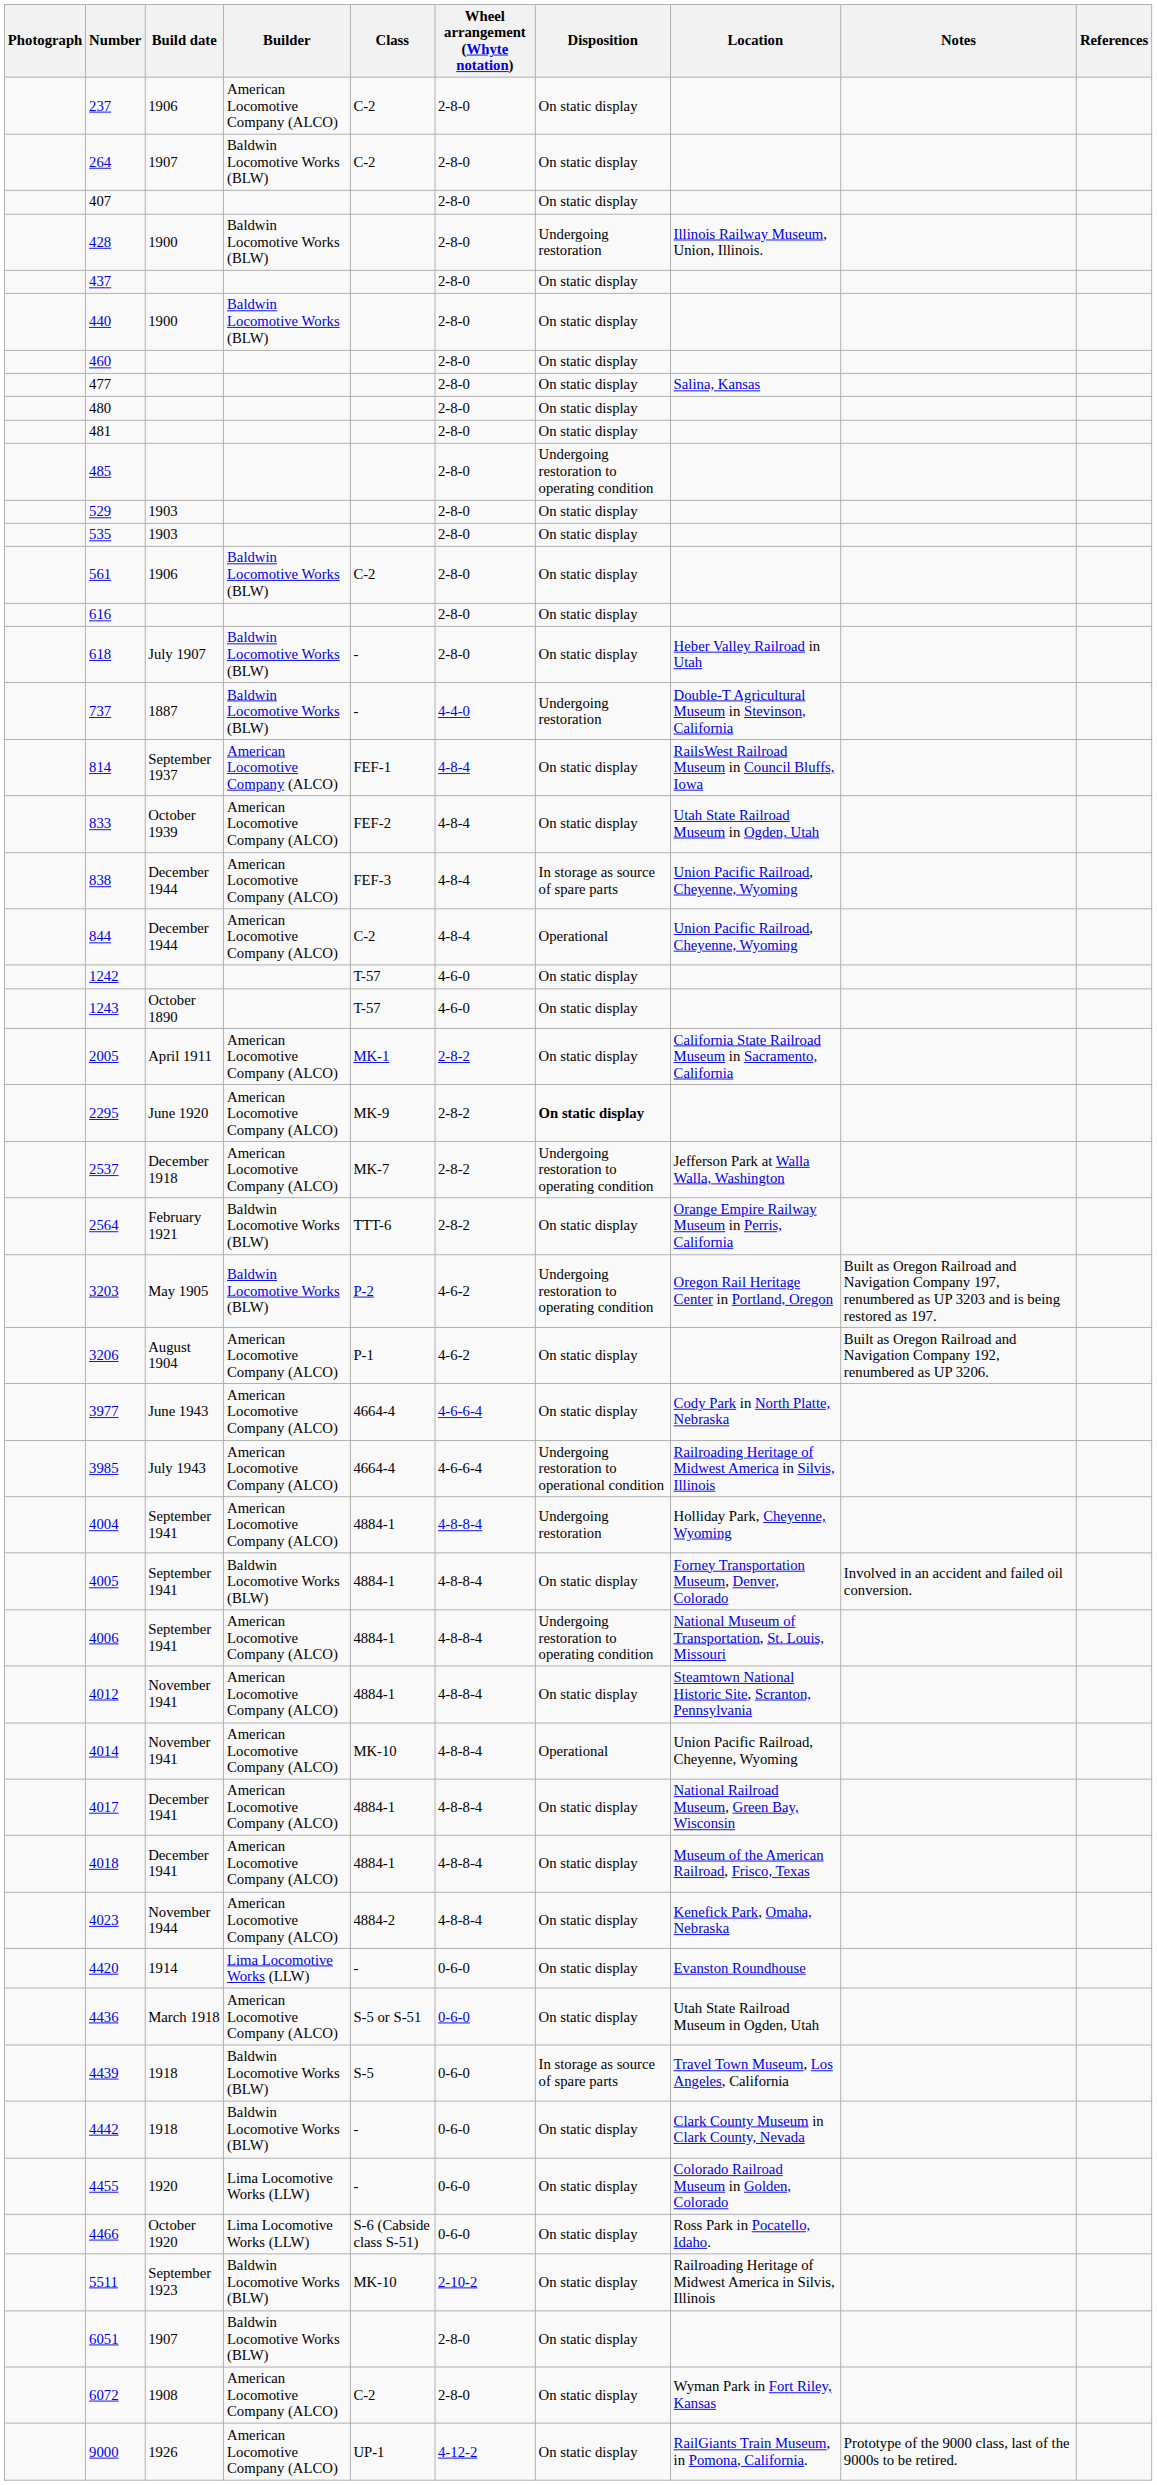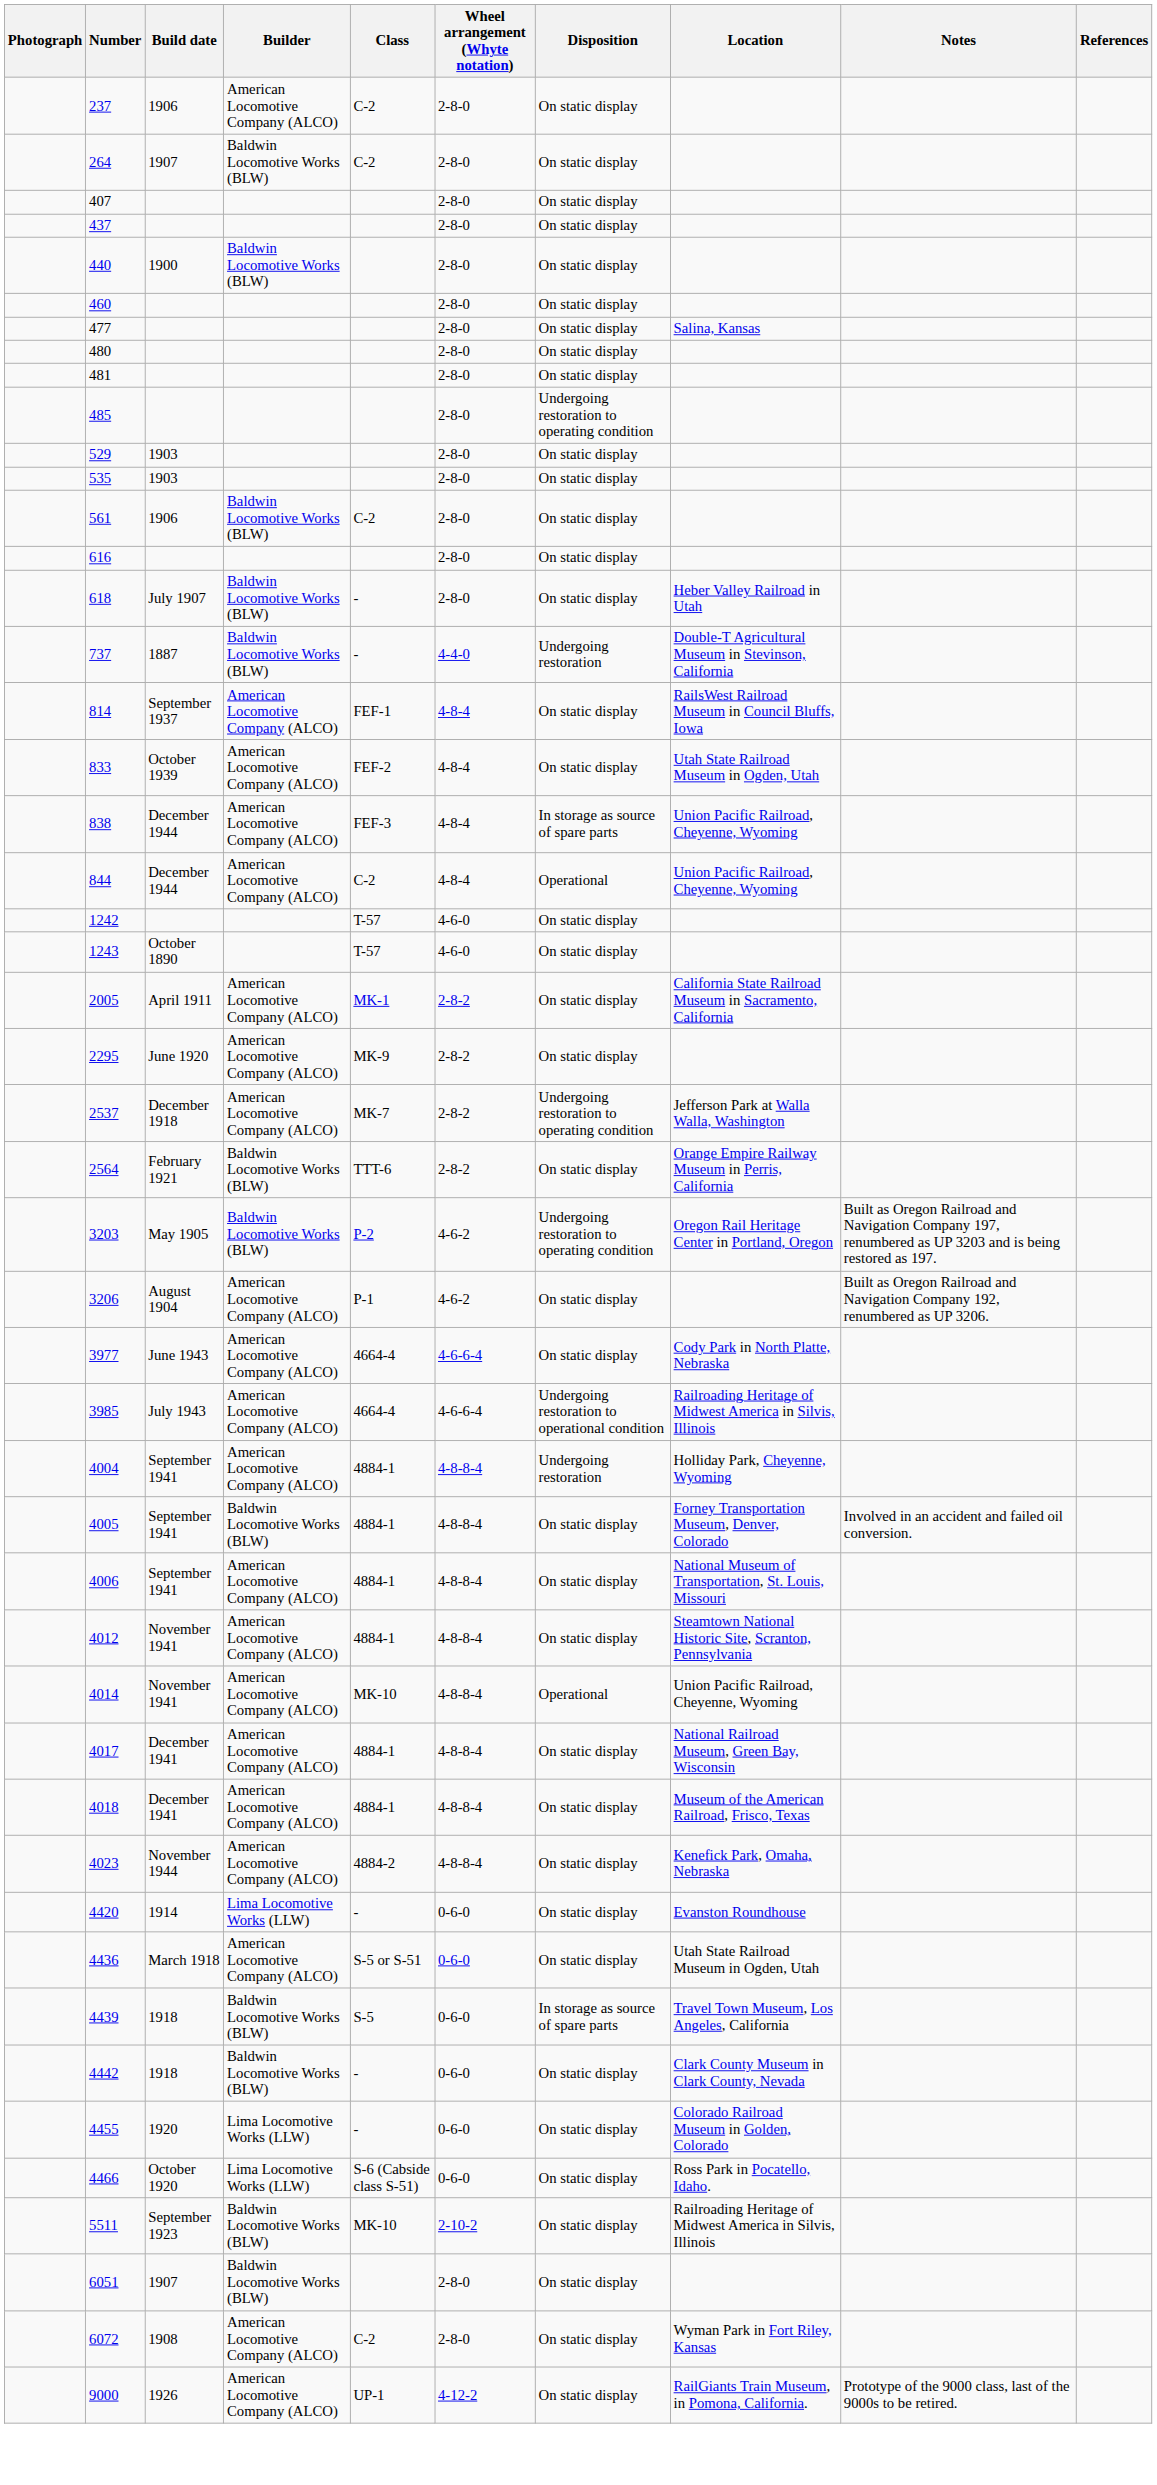- row: (100, 242)
(591, 1113) bold -> (588, 1056) normal
(596, 1637) Undergoing restoration to operating condition -> (588, 1581) On static display
